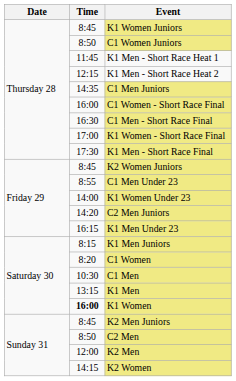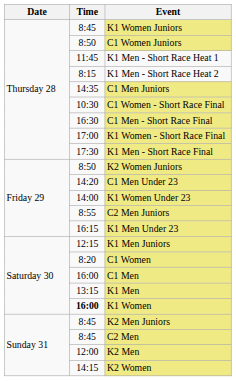(87, 74) 12:15 -> (87, 74) 8:15
(87, 105) 16:00 -> (87, 105) 10:30
(87, 167) 8:45 -> (87, 167) 8:50
(87, 182) 8:55 -> (87, 182) 14:20
(87, 213) 14:20 -> (87, 213) 8:55
(87, 244) 8:15 -> (87, 244) 12:15
(87, 275) 10:30 -> (87, 275) 16:00
(87, 337) 8:50 -> (87, 337) 8:45
